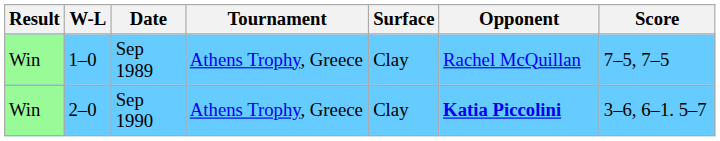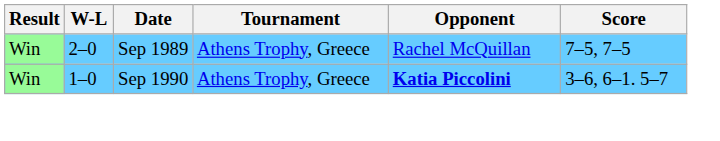- column: (404, 19)
(83, 59) 1–0 -> (83, 49) 2–0
(83, 110) 2–0 -> (83, 78) 1–0
